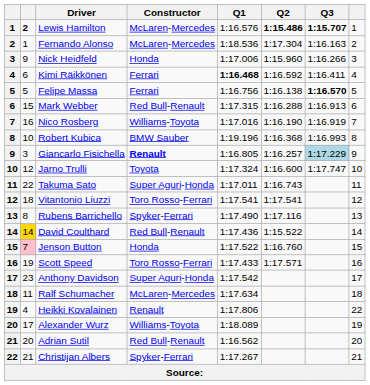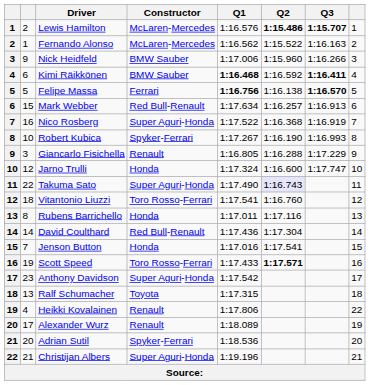(25, 27) bold -> (25, 27) normal
(239, 43) 1:18.536 -> (239, 43) 1:16.562
(283, 43) 1:17.304 -> (283, 43) 1:15.522
(144, 59) Honda -> (159, 59) BMW Sauber
(144, 74) Ferrari -> (159, 74) BMW Sauber
(326, 74) normal -> (327, 74) bold
(239, 90) normal -> (239, 90) bold
(239, 106) 1:17.315 -> (239, 106) 1:17.634
(283, 106) 1:16.288 -> (283, 106) 1:16.257
(164, 121) Williams-Toyota -> (172, 121) Super Aguri-Honda
(239, 121) 1:17.016 -> (239, 121) 1:17.522
(283, 121) 1:16.190 -> (283, 121) 1:16.368
(159, 137) BMW Sauber -> (161, 137) Spyker-Ferrari
(239, 137) 1:19.196 -> (239, 137) 1:17.267
(283, 137) 1:16.368 -> (283, 137) 1:16.190
(148, 153) bold -> (147, 153) normal
(283, 153) 1:16.257 -> (283, 153) 1:16.288
(327, 153) lightblue background -> (327, 153) no background
(144, 168) Toyota -> (144, 168) Honda
(239, 184) 1:17.011 -> (239, 184) 1:17.490
(283, 184) no background -> (283, 184) lavender background
(283, 200) 1:17.541 -> (283, 200) 1:16.760
(161, 215) Spyker-Ferrari -> (144, 215) Honda
(239, 215) 1:17.490 -> (239, 215) 1:17.011
(28, 231) gold background -> (28, 231) no background
(283, 231) 1:15.522 -> (283, 231) 1:17.304
(25, 247) pink background -> (25, 247) no background
(239, 247) 1:17.522 -> (239, 247) 1:17.016
(283, 247) 1:16.760 -> (283, 247) 1:17.541
(283, 262) normal -> (283, 262) bold
(28, 293) 11 -> (28, 293) 13
(172, 293) McLaren-Mercedes -> (144, 293) Toyota
(239, 293) 1:17.634 -> (239, 293) 1:17.315
(164, 325) Williams-Toyota -> (147, 325) Renault
(167, 340) Red Bull-Renault -> (161, 340) Spyker-Ferrari
(239, 340) 1:16.562 -> (239, 340) 1:18.536
(161, 356) Spyker-Ferrari -> (172, 356) Super Aguri-Honda
(239, 356) 1:17.267 -> (239, 356) 1:19.196
